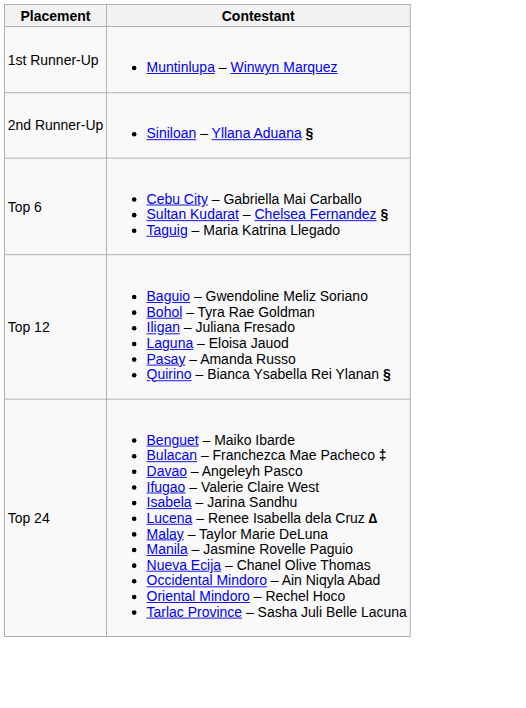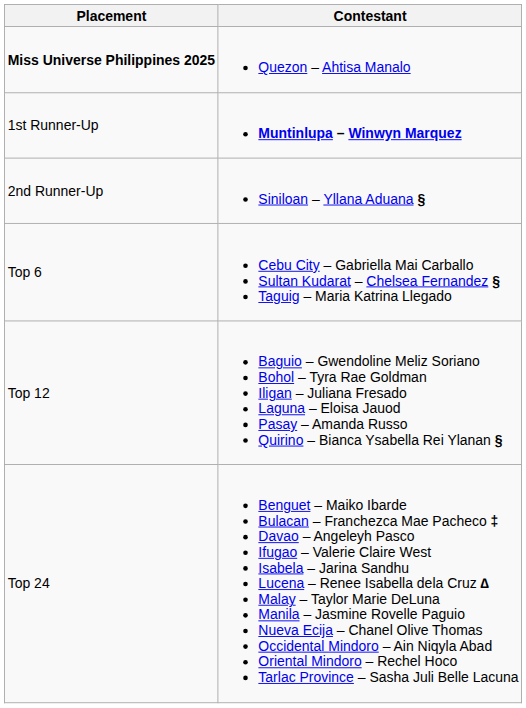+ row: (111, 60)
(258, 67) normal -> (370, 133) bold
